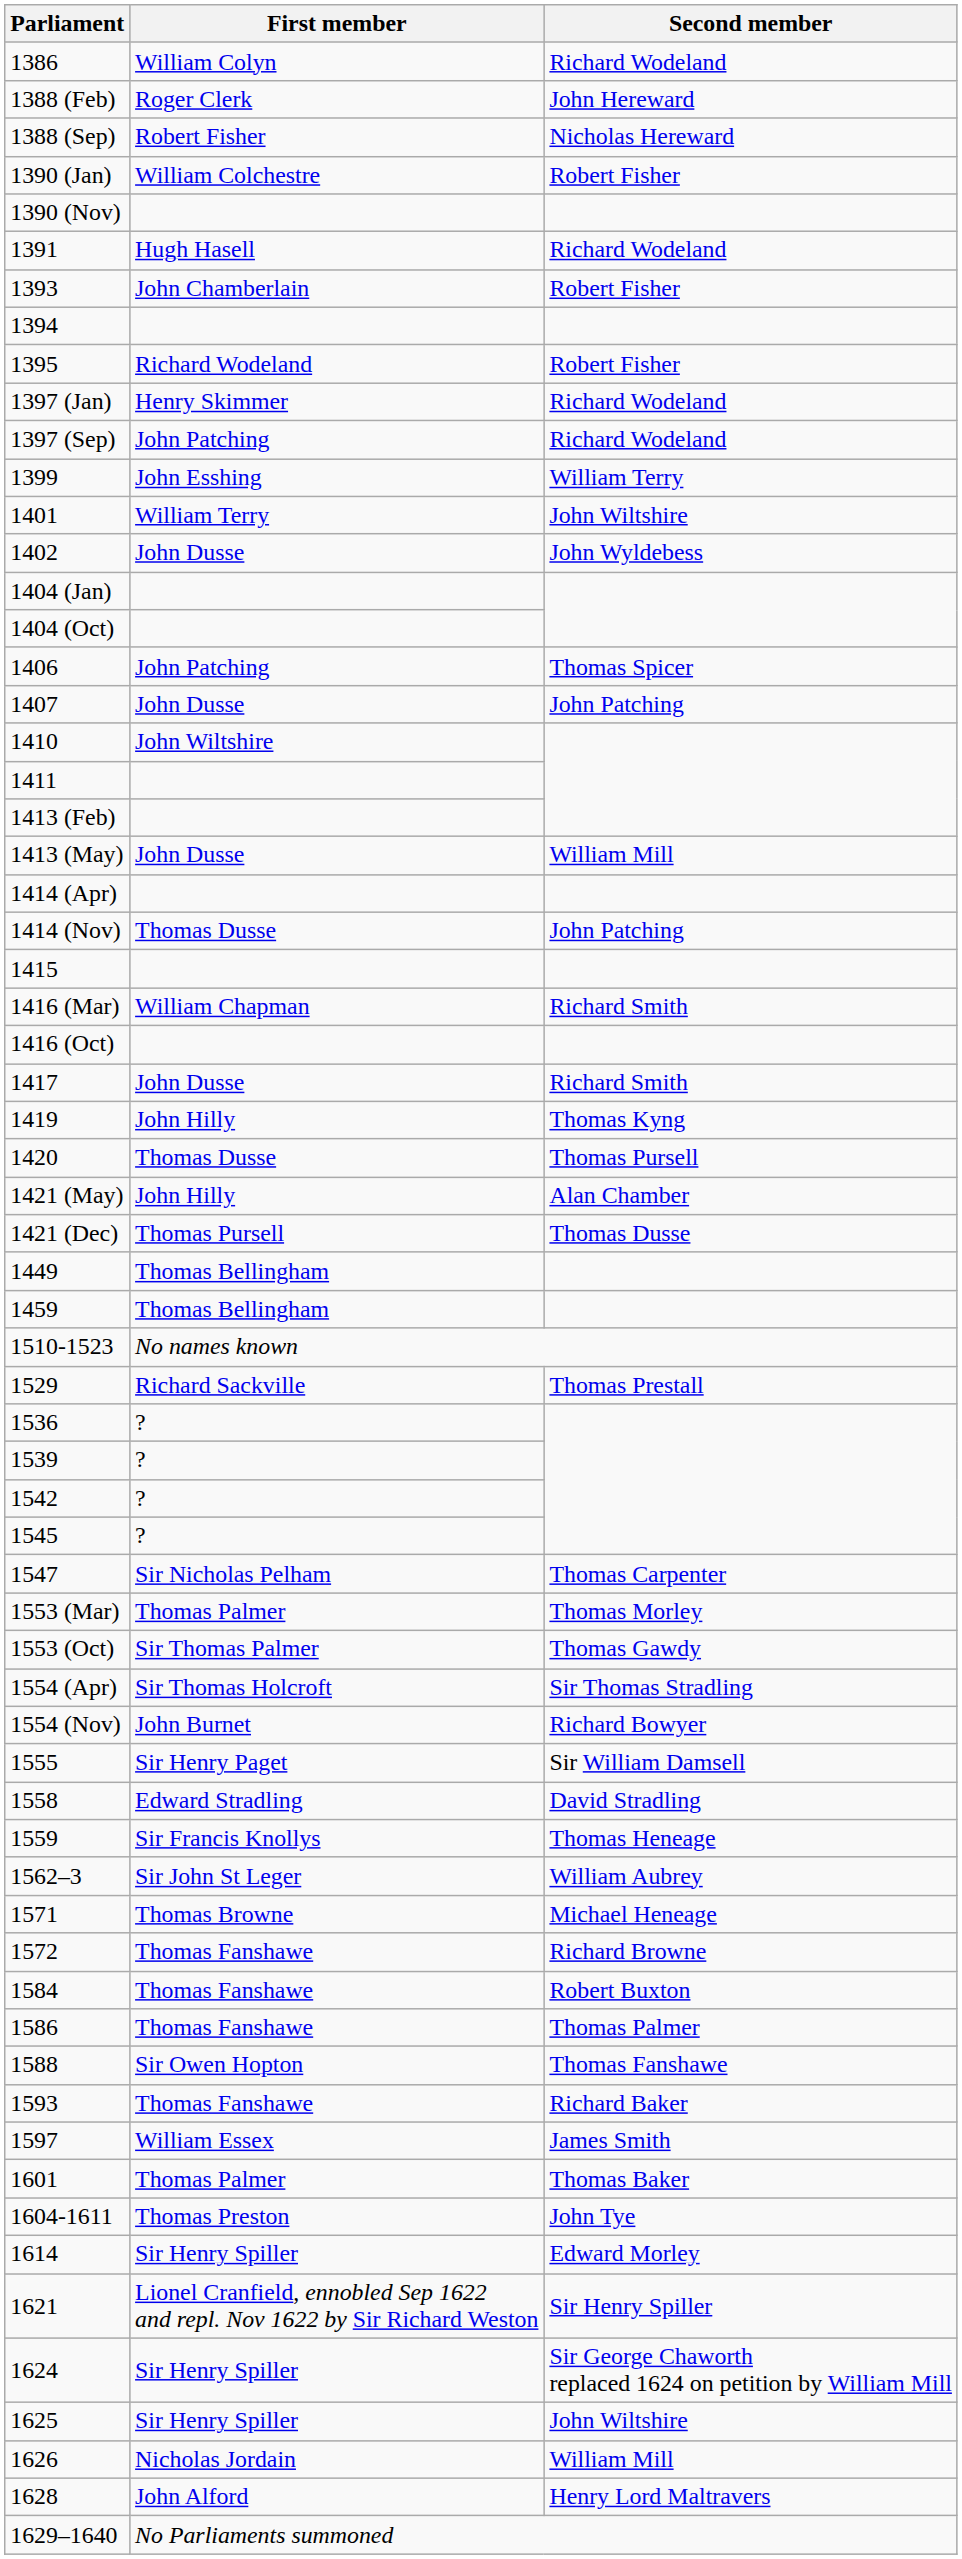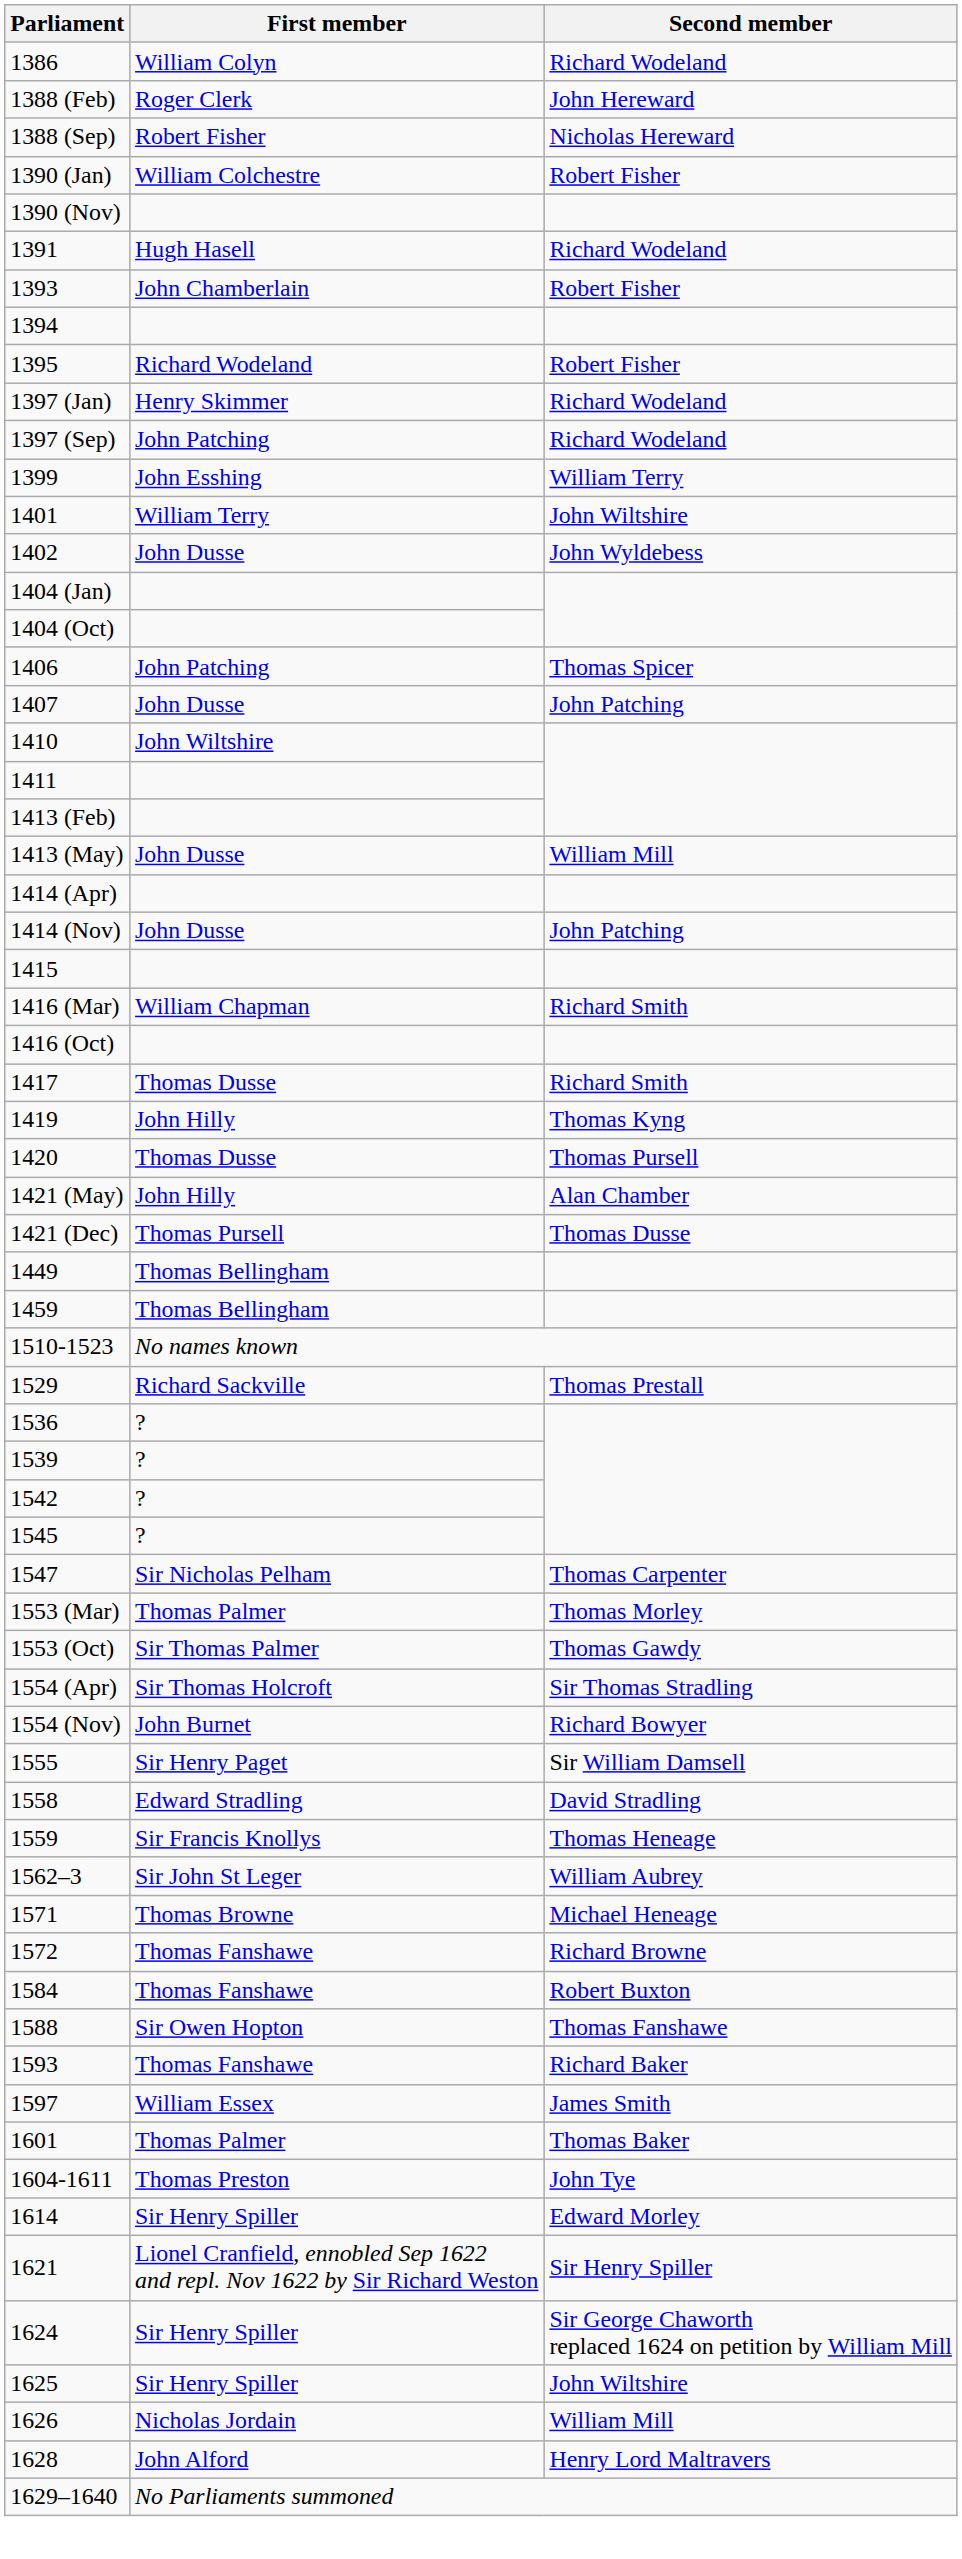(206, 930) Thomas Dusse -> (190, 930) John Dusse
(190, 1082) John Dusse -> (206, 1082) Thomas Dusse
- row: (34, 2027)
